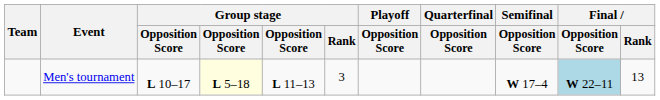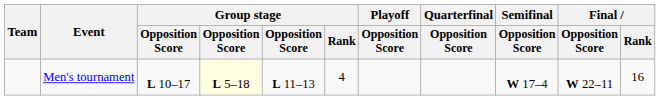(342, 77) 3 -> (342, 77) 4
(590, 85) lightblue background -> (590, 85) no background
(638, 77) 13 -> (638, 77) 16
